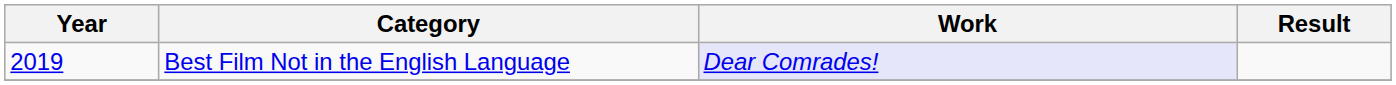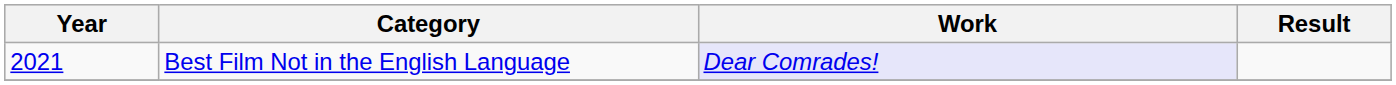(37, 62) 2019 -> (37, 62) 2021
